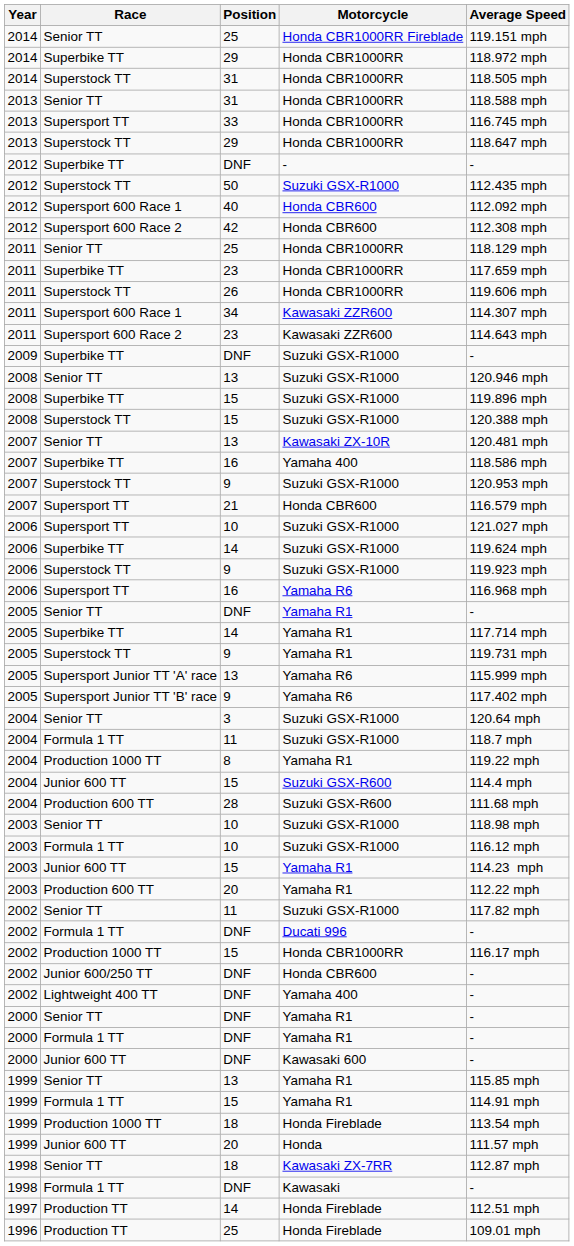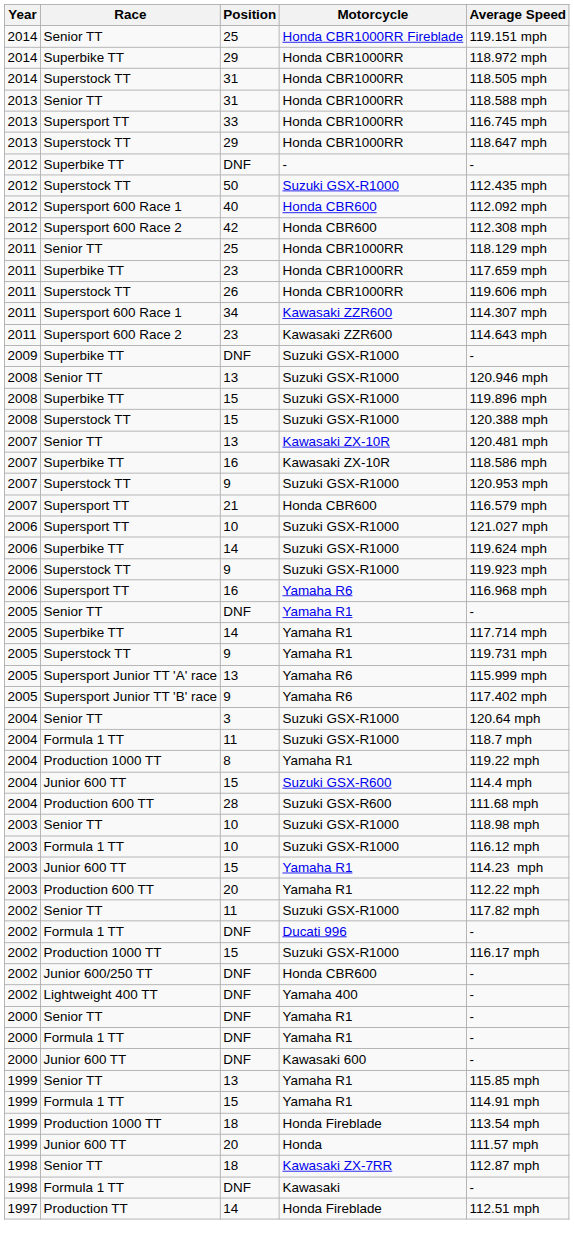(320, 462) Yamaha 400 -> (336, 462) Kawasaki ZX-10R
(343, 953) Honda CBR1000RR -> (341, 953) Suzuki GSX-R1000
- row: (22, 1230)
